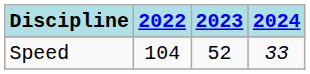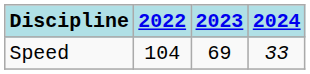(219, 53) 52 -> (219, 53) 69
